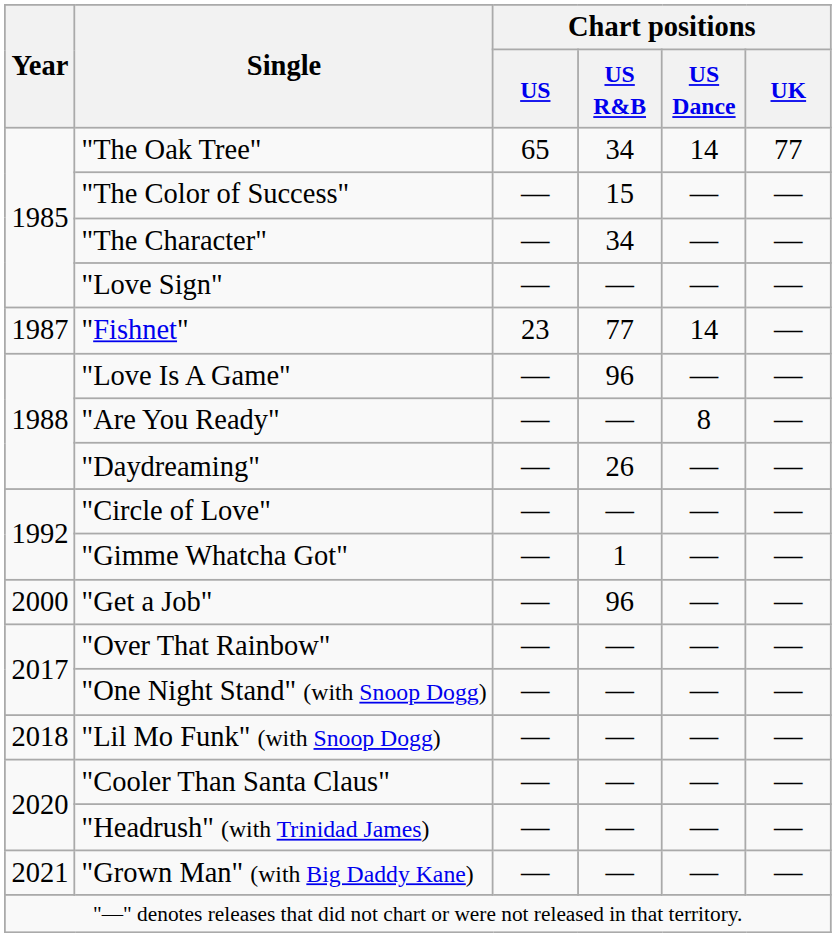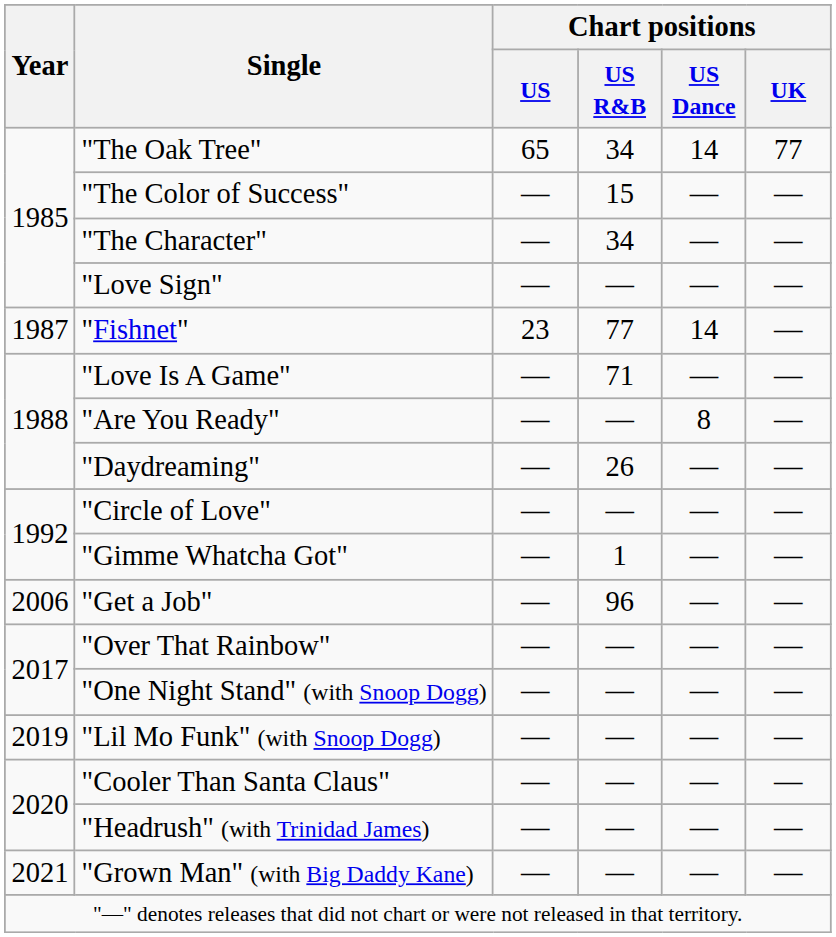(620, 375) 96 -> (620, 375) 71
(40, 601) 2000 -> (40, 601) 2006
(40, 736) 2018 -> (40, 736) 2019
